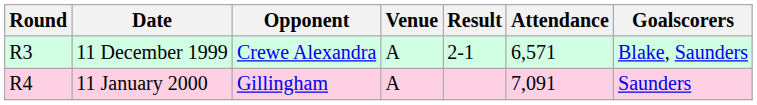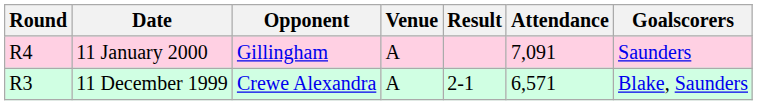rows swapped: (152, 52) <-> (142, 83)
